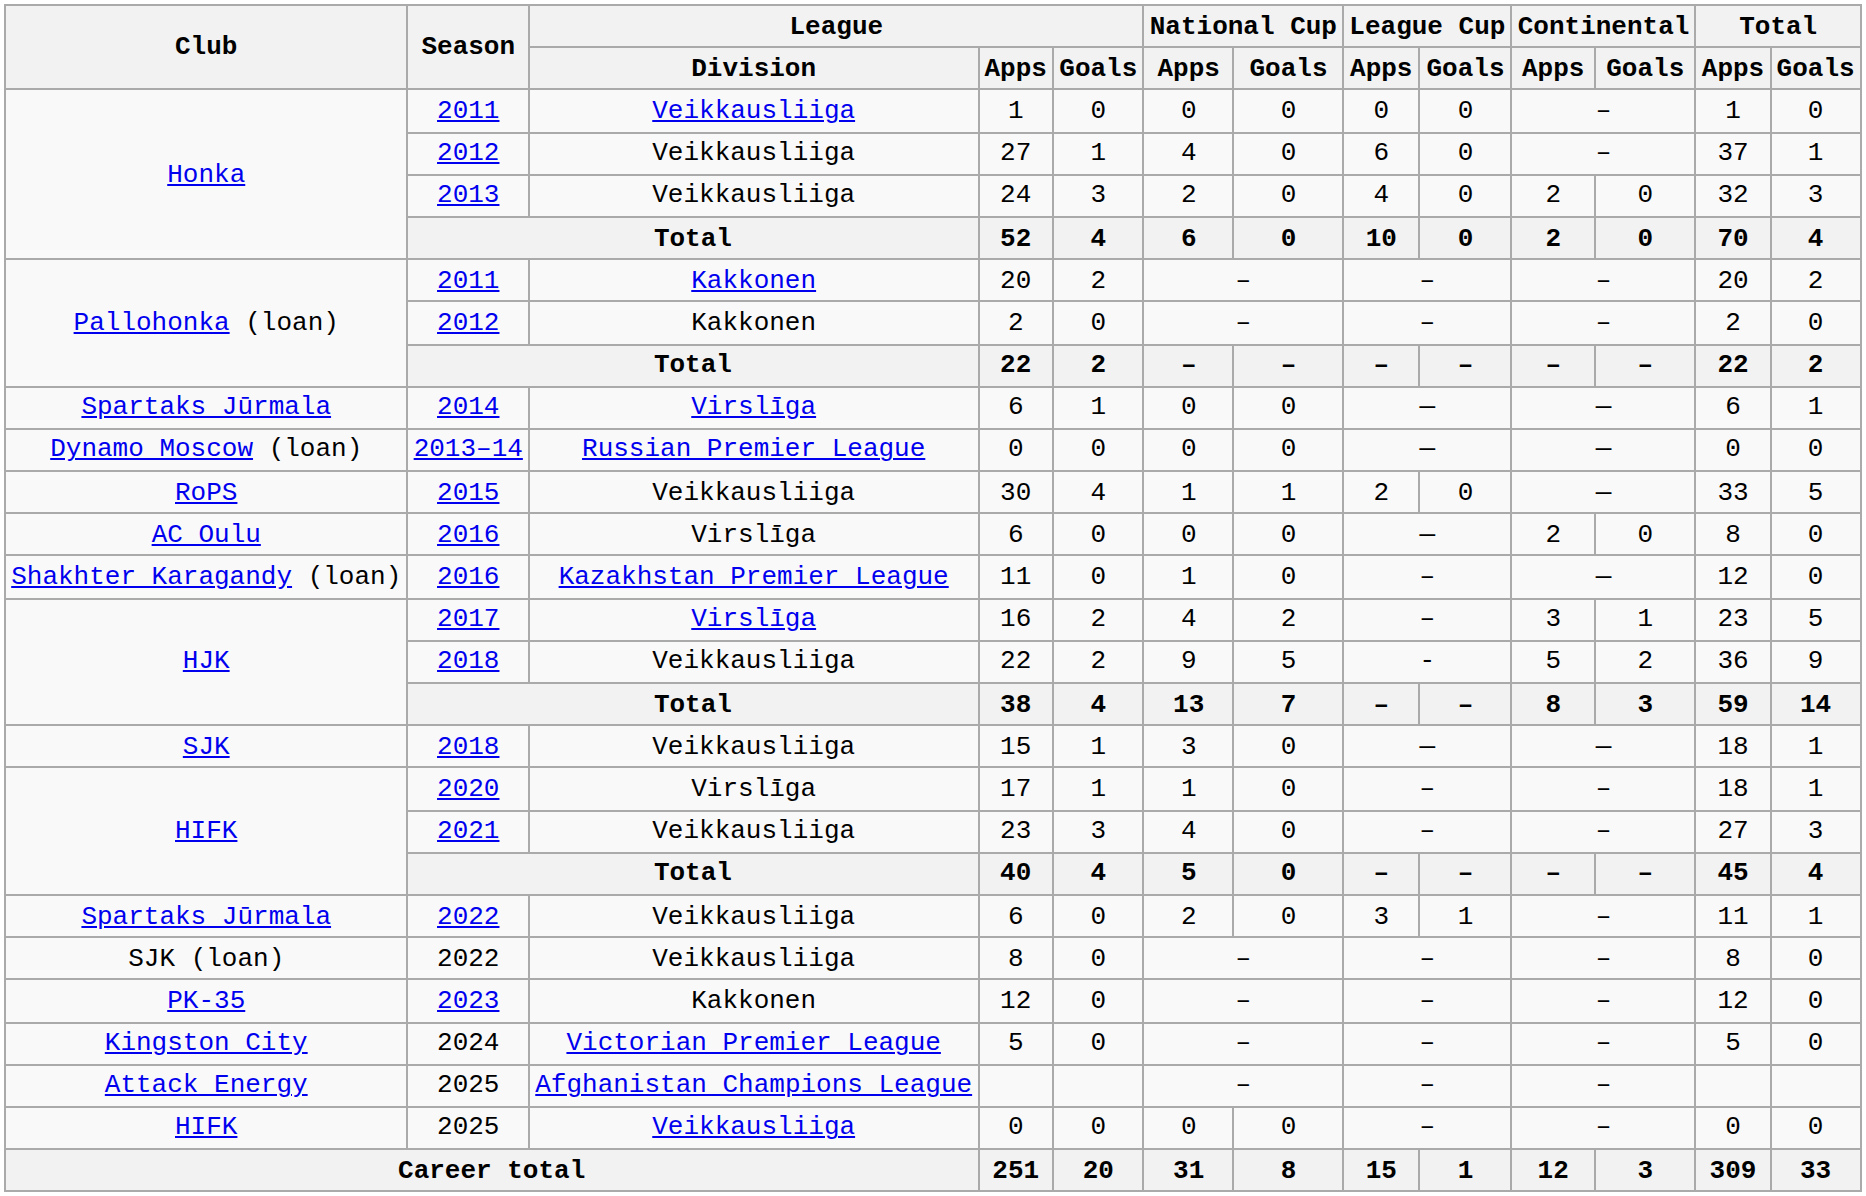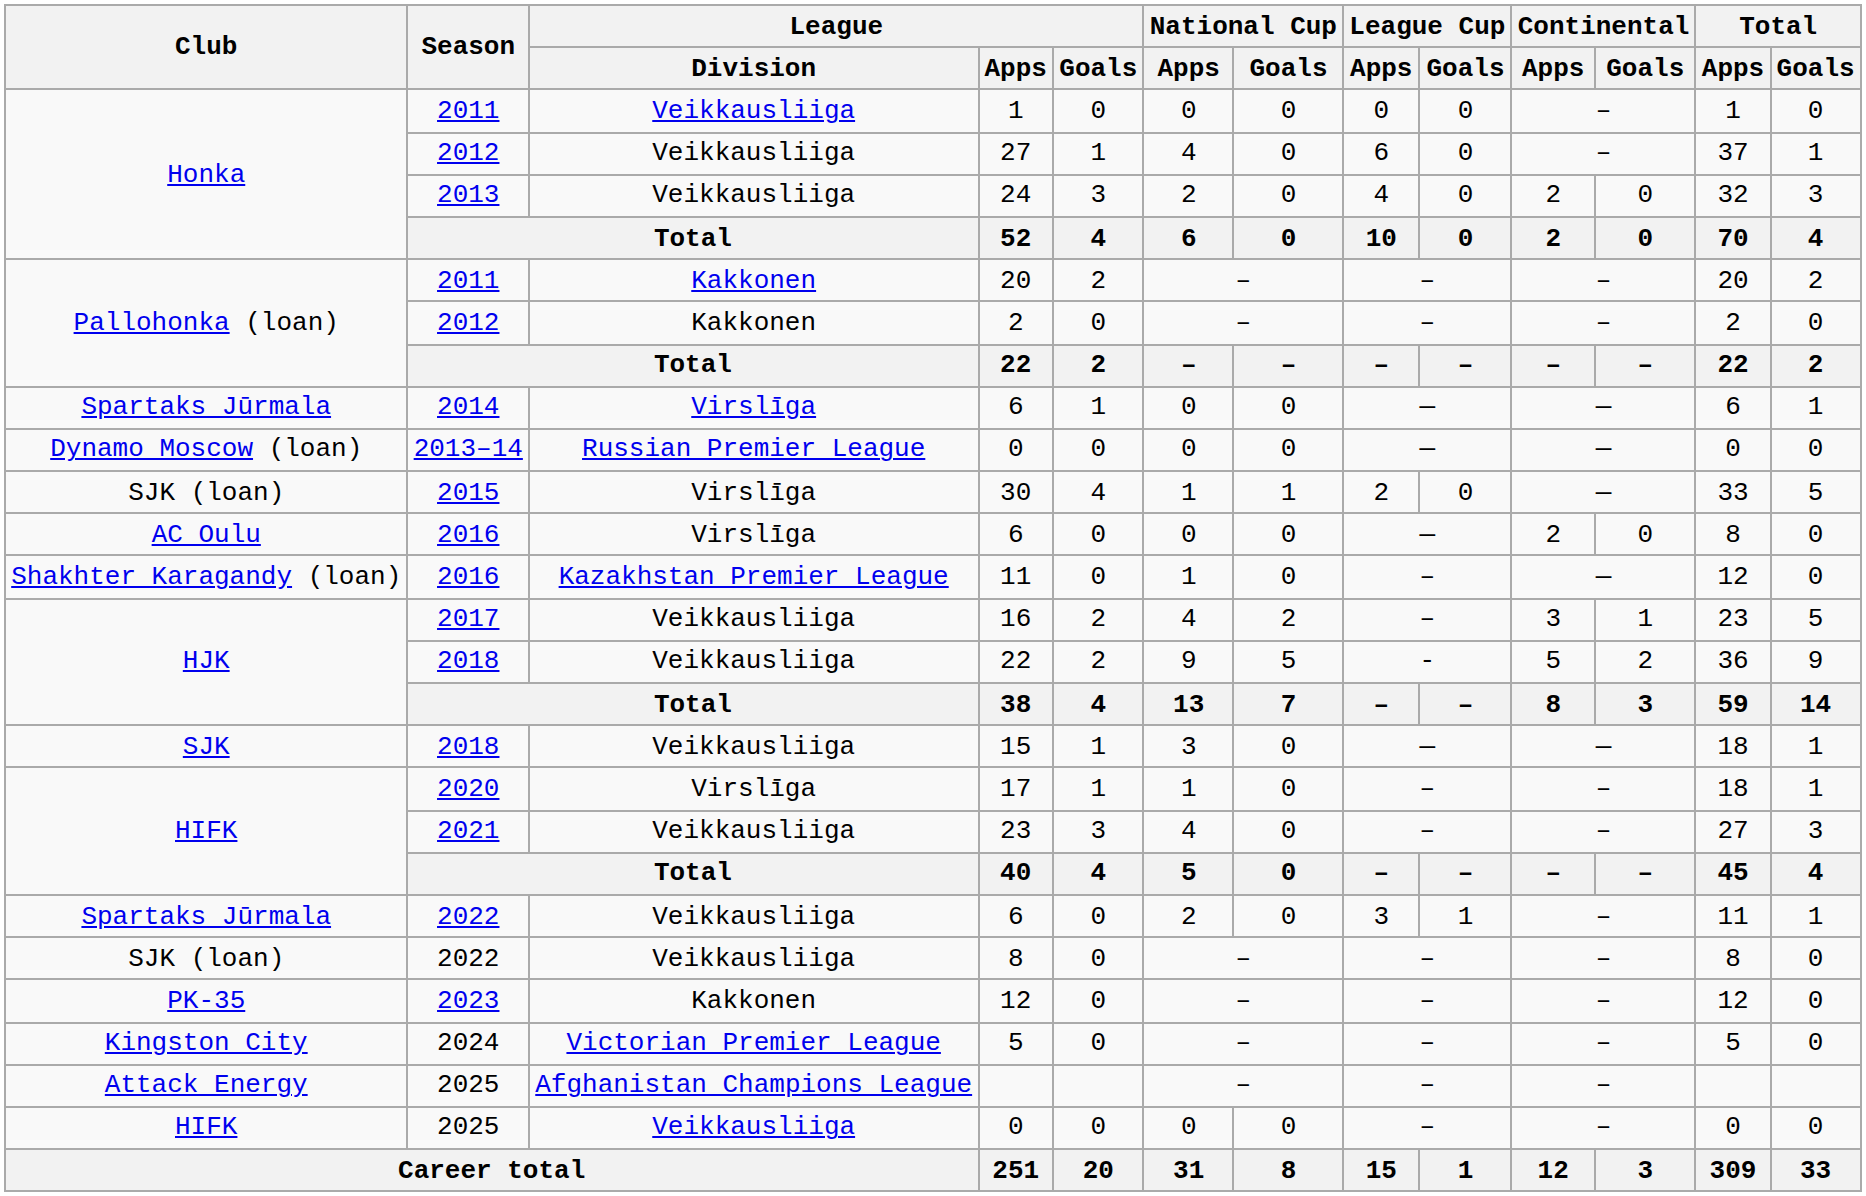(206, 492) RoPS -> (206, 492) SJK (loan)
(754, 492) Veikkausliiga -> (754, 492) Virslīga
(754, 619) Virslīga -> (754, 619) Veikkausliiga
